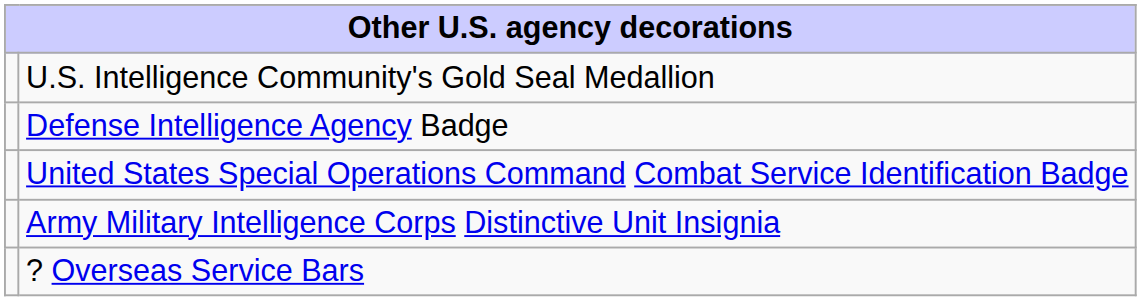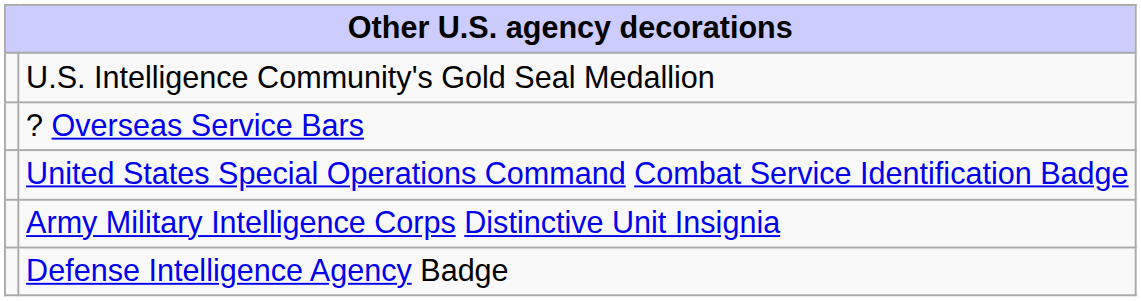rows swapped: (267, 125) <-> (195, 271)
